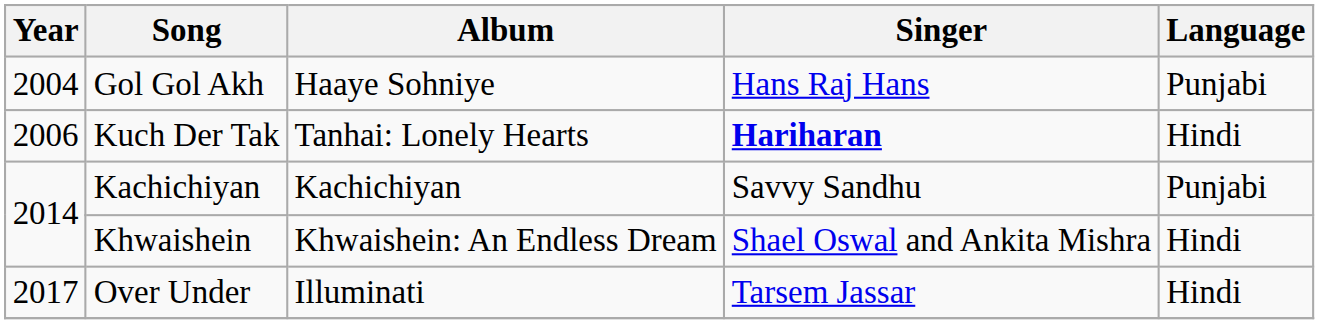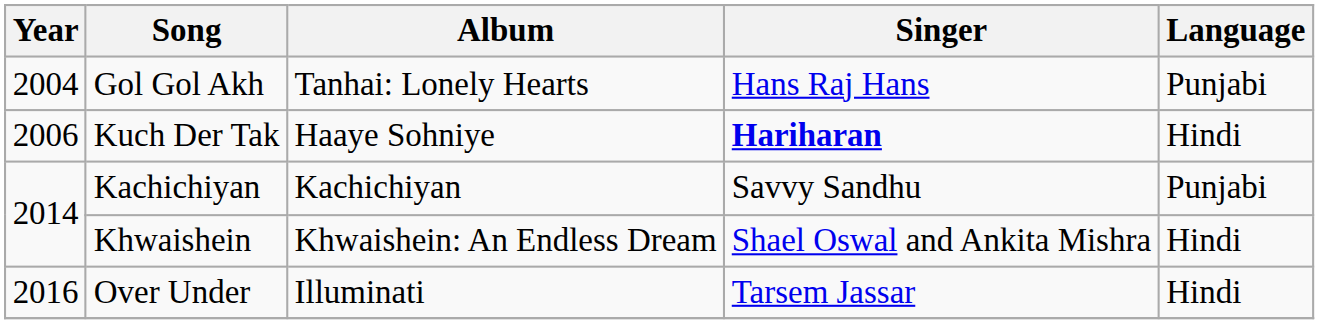(395, 82) Haaye Sohniye -> (442, 82) Tanhai: Lonely Hearts
(442, 135) Tanhai: Lonely Hearts -> (395, 135) Haaye Sohniye
(46, 291) 2017 -> (46, 291) 2016
